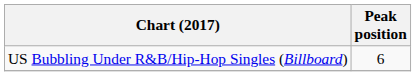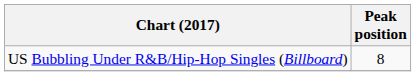(381, 58) 6 -> (381, 58) 8
